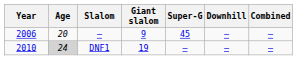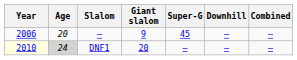(26, 48) no background -> (26, 48) lightyellow background
(143, 48) 19 -> (143, 48) 20
